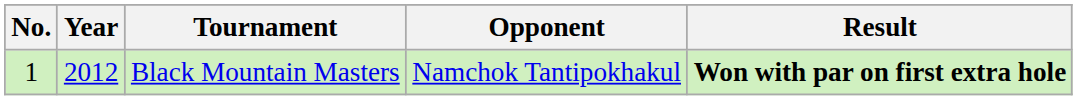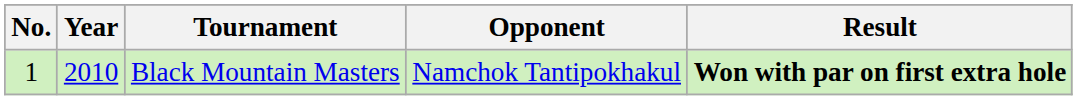(91, 71) 2012 -> (91, 71) 2010
